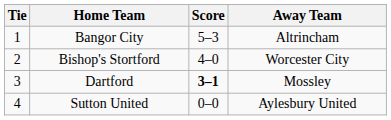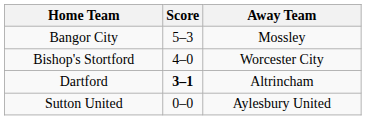- column: (17, 15)
(307, 37) Altrincham -> (282, 37) Mossley
(307, 81) Mossley -> (282, 81) Altrincham
